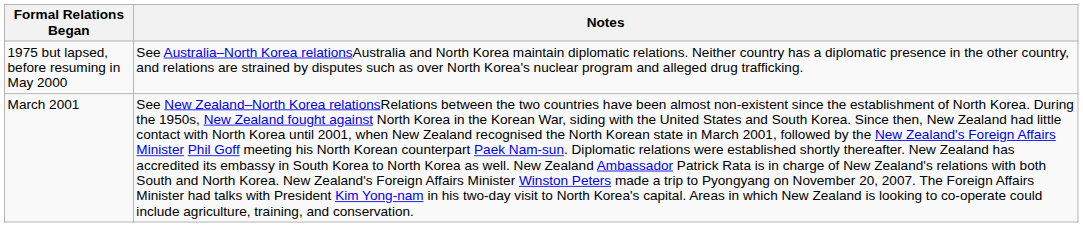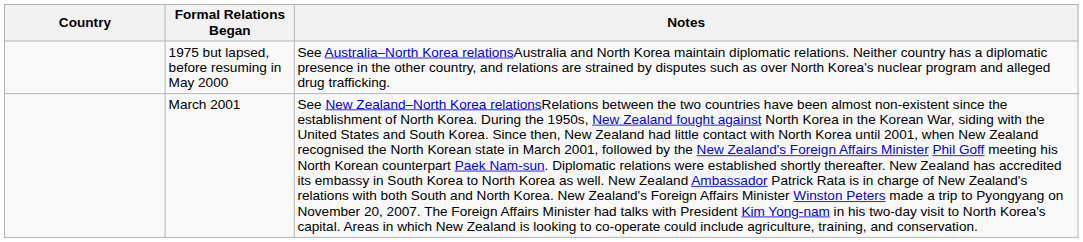+ column: (85, 22)
